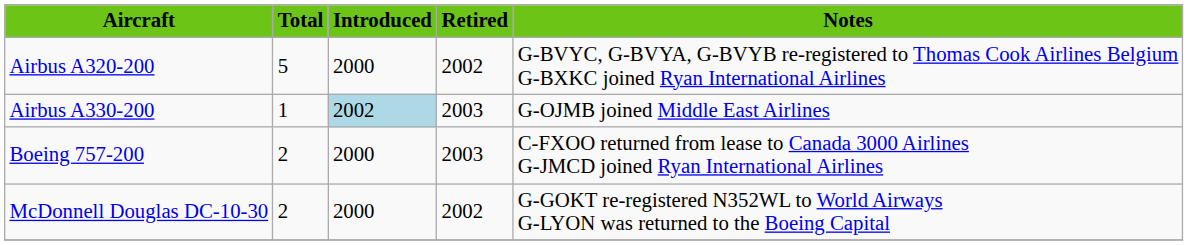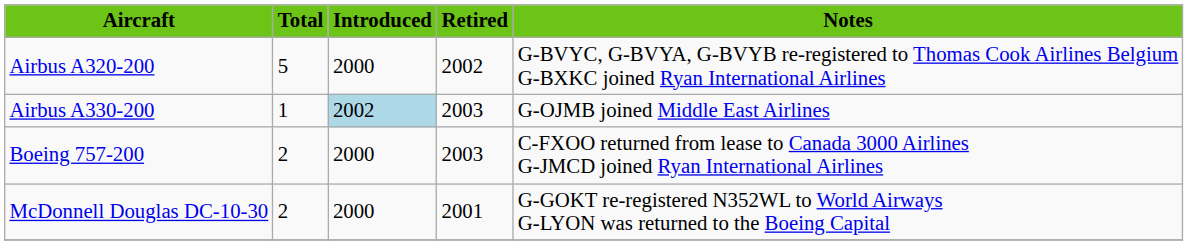(462, 211) 2002 -> (462, 211) 2001
